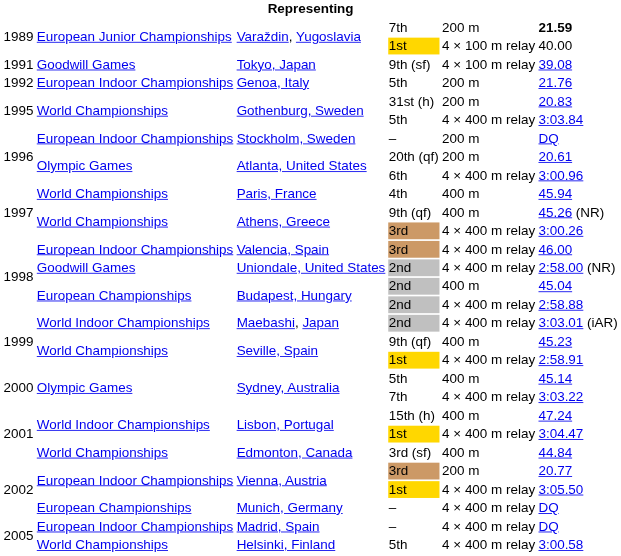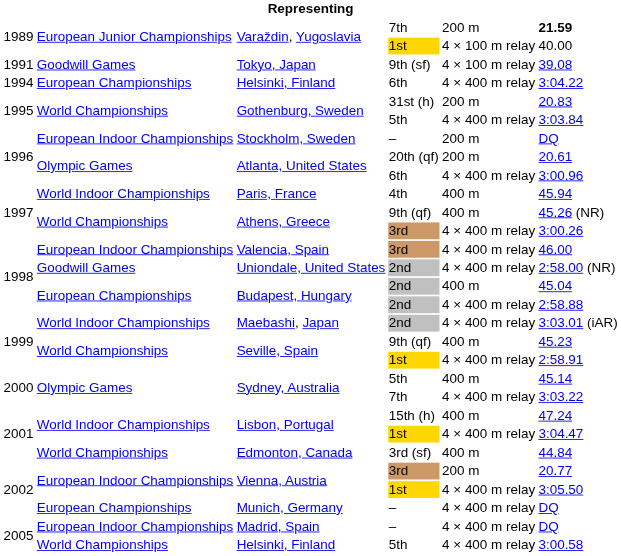- row: (273, 83)
+ row: (286, 83)
(102, 193) World Championships -> (123, 193) World Indoor Championships
